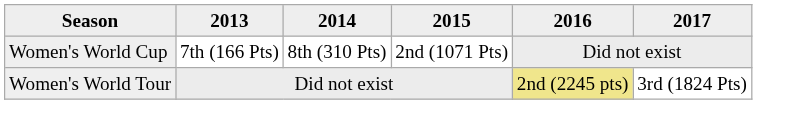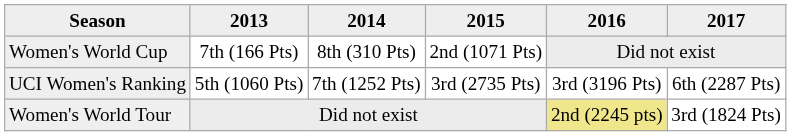+ row: (98, 83)
